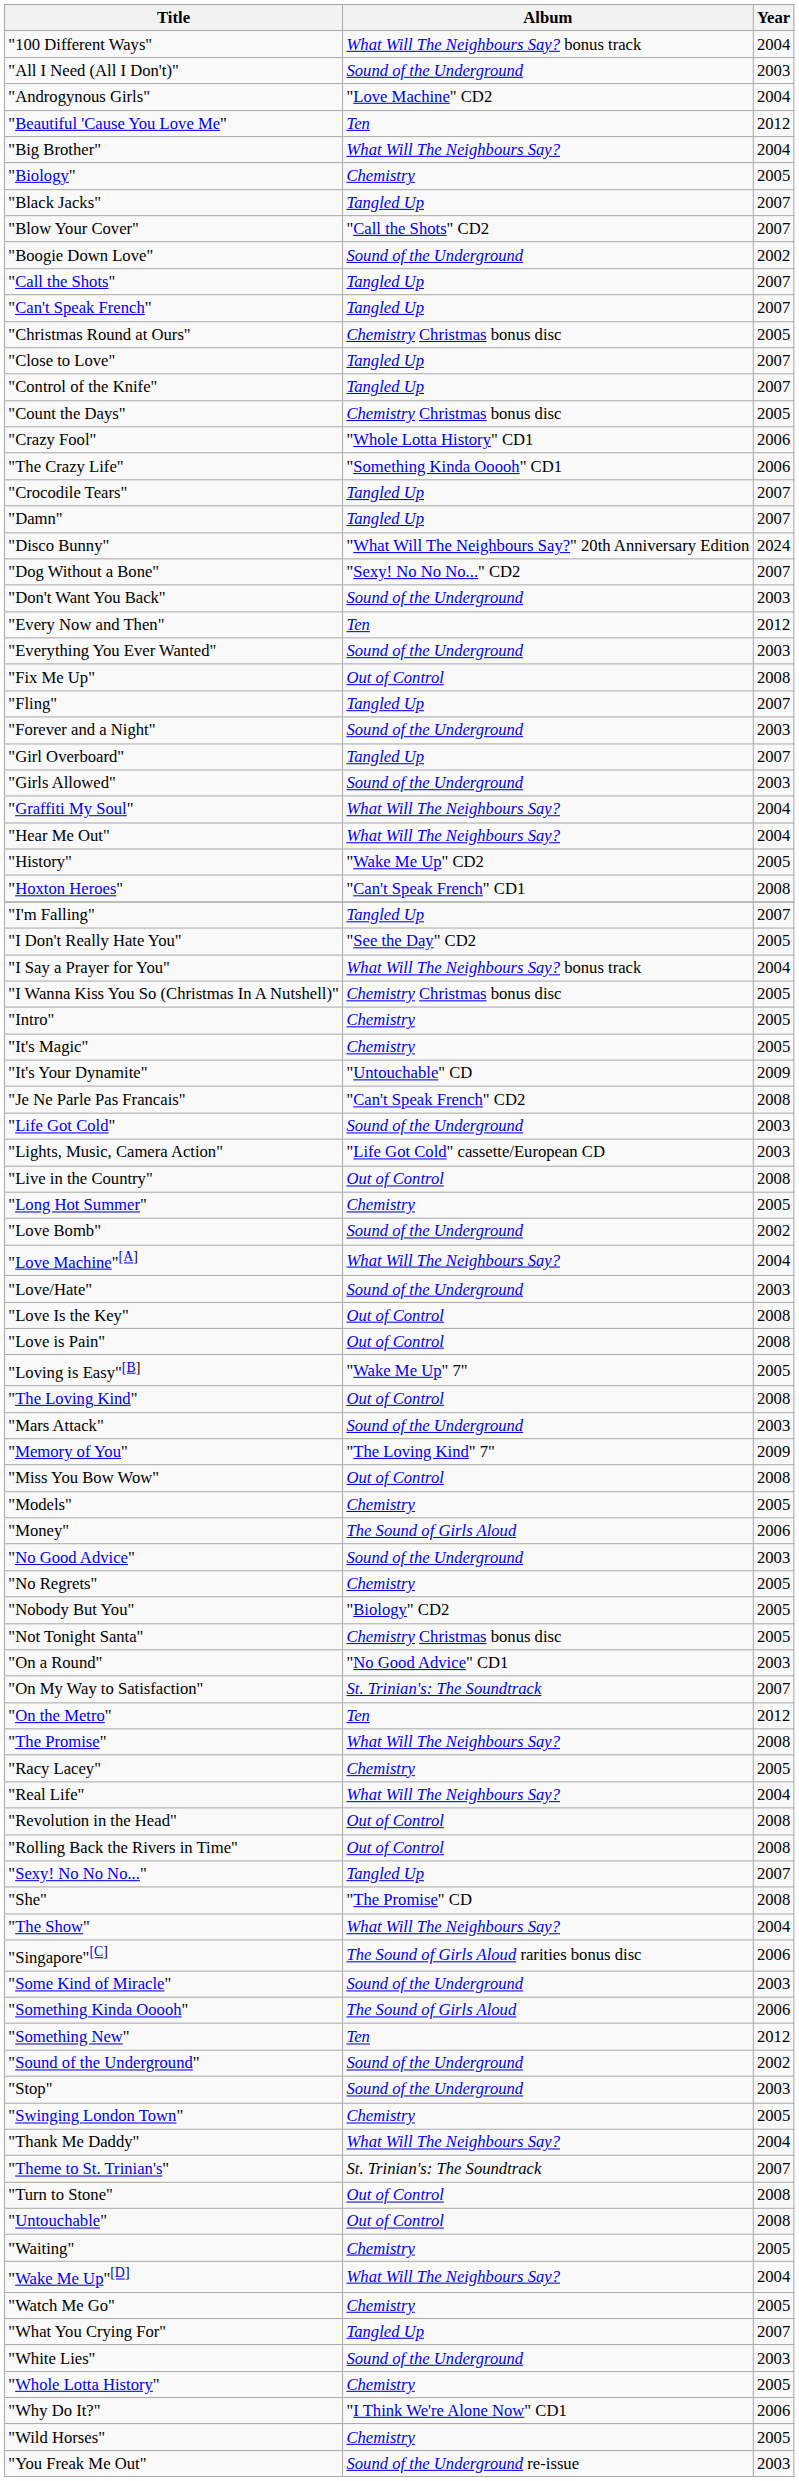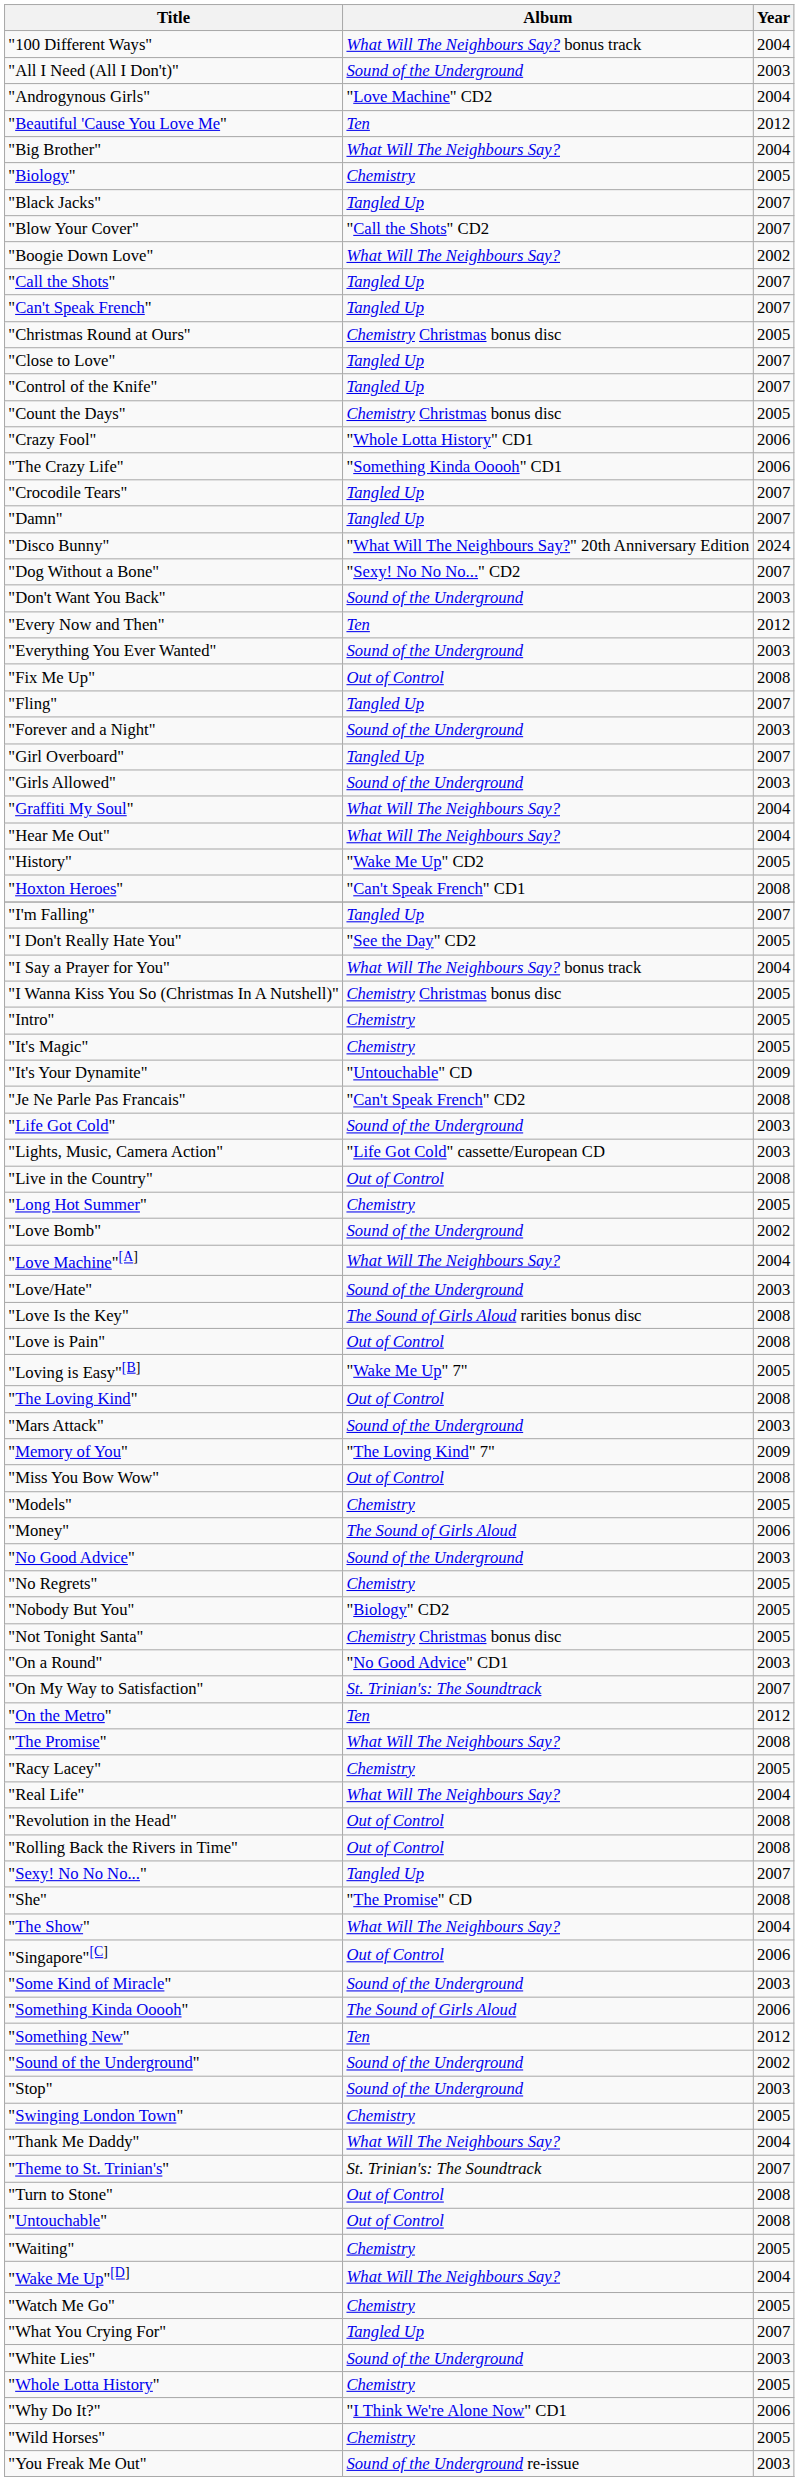(435, 255) Sound of the Underground -> (453, 255) What Will The Neighbours Say?
(395, 1315) Out of Control -> (494, 1315) The Sound of Girls Aloud rarities bonus disc
(494, 1955) The Sound of Girls Aloud rarities bonus disc -> (395, 1955) Out of Control
